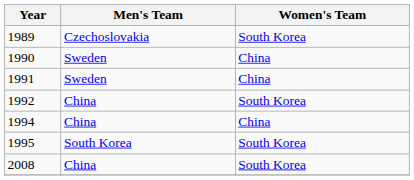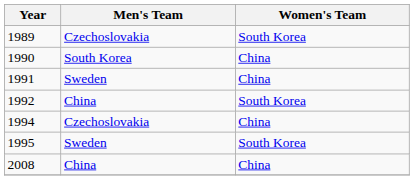(85, 57) Sweden -> (98, 57) South Korea
(80, 121) China -> (107, 121) Czechoslovakia
(98, 143) South Korea -> (85, 143) Sweden
(272, 164) South Korea -> (254, 164) China
